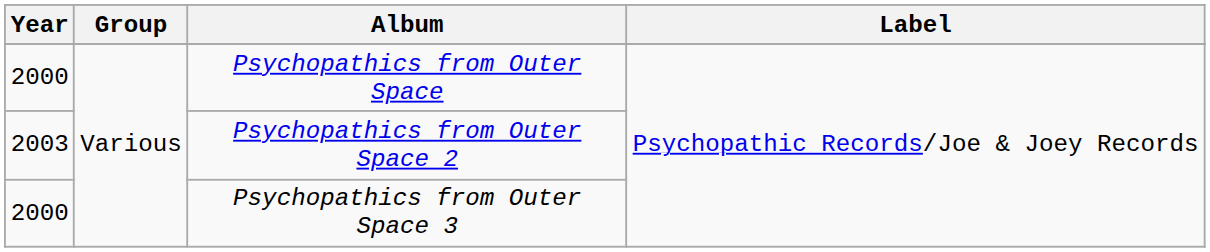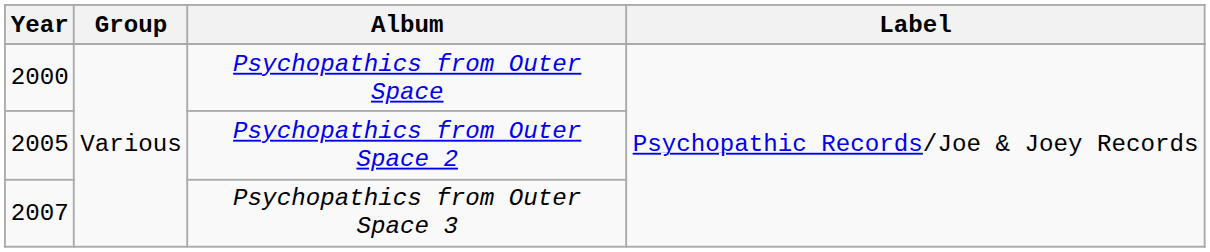(40, 145) 2003 -> (40, 145) 2005
(40, 213) 2000 -> (40, 213) 2007
